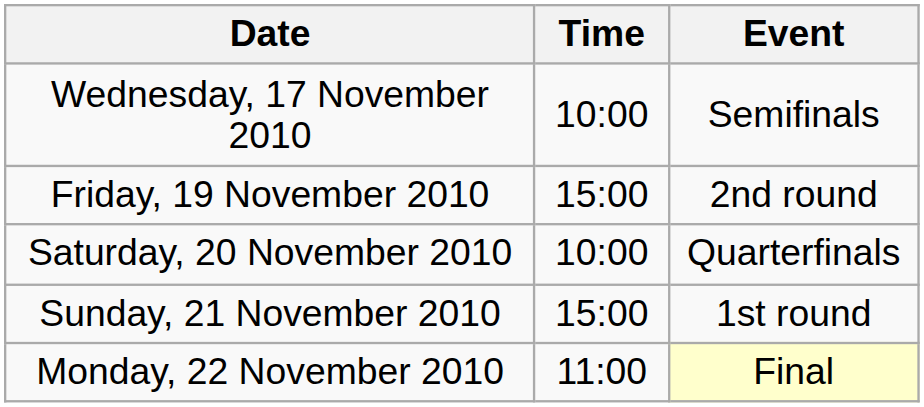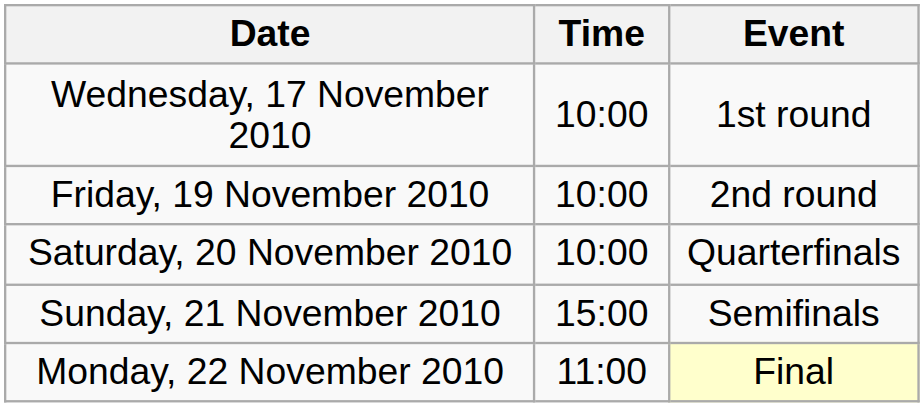(794, 114) Semifinals -> (794, 114) 1st round
(602, 194) 15:00 -> (602, 194) 10:00
(794, 312) 1st round -> (794, 312) Semifinals
